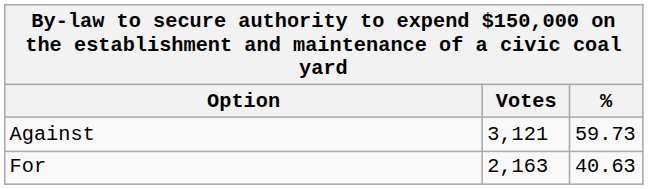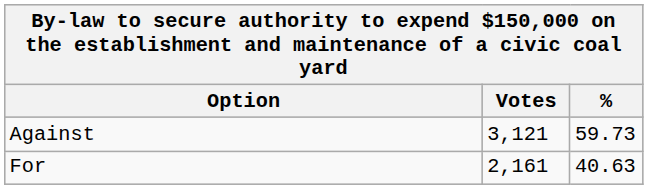(518, 167) 2,163 -> (518, 167) 2,161
